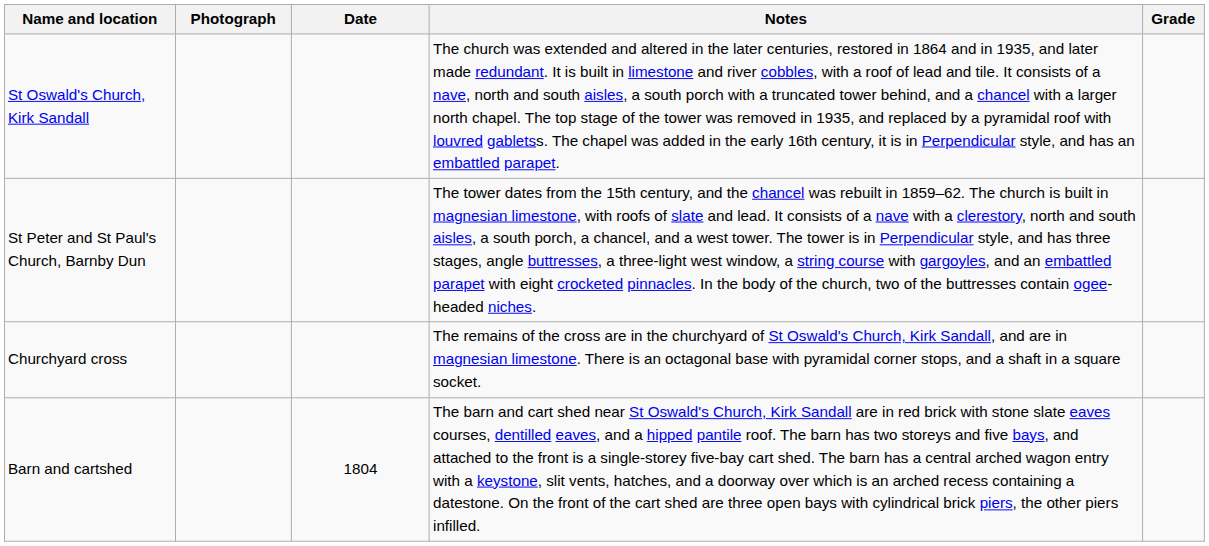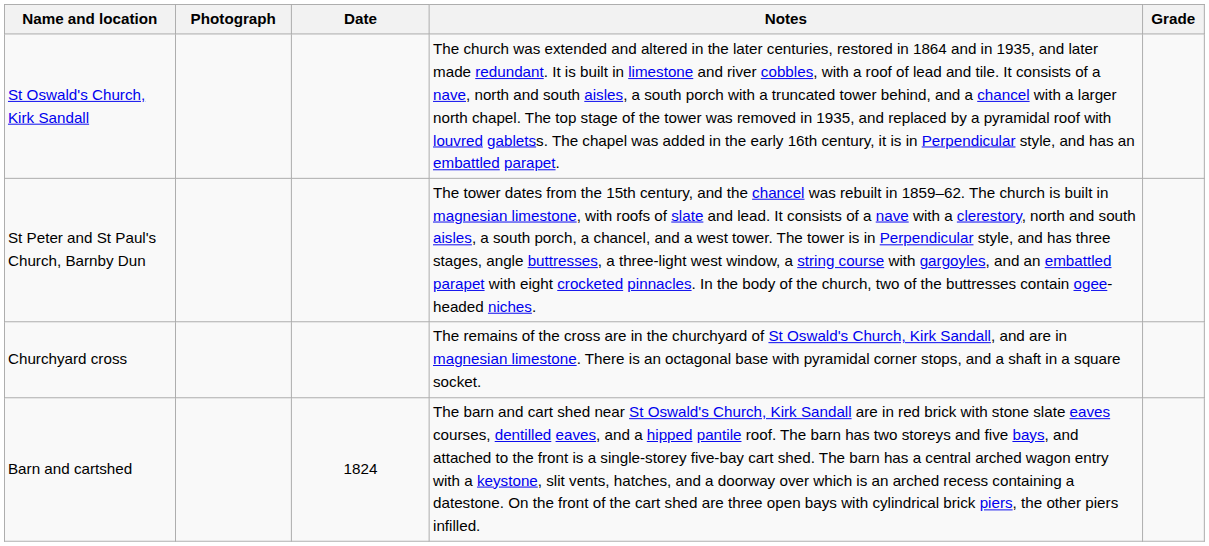(360, 469) 1804 -> (360, 469) 1824
